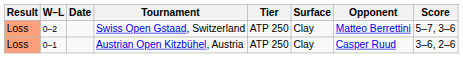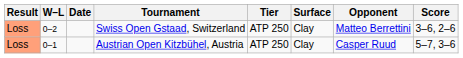(435, 28) 5–7, 3–6 -> (435, 28) 3–6, 2–6
(435, 45) 3–6, 2–6 -> (435, 45) 5–7, 3–6
